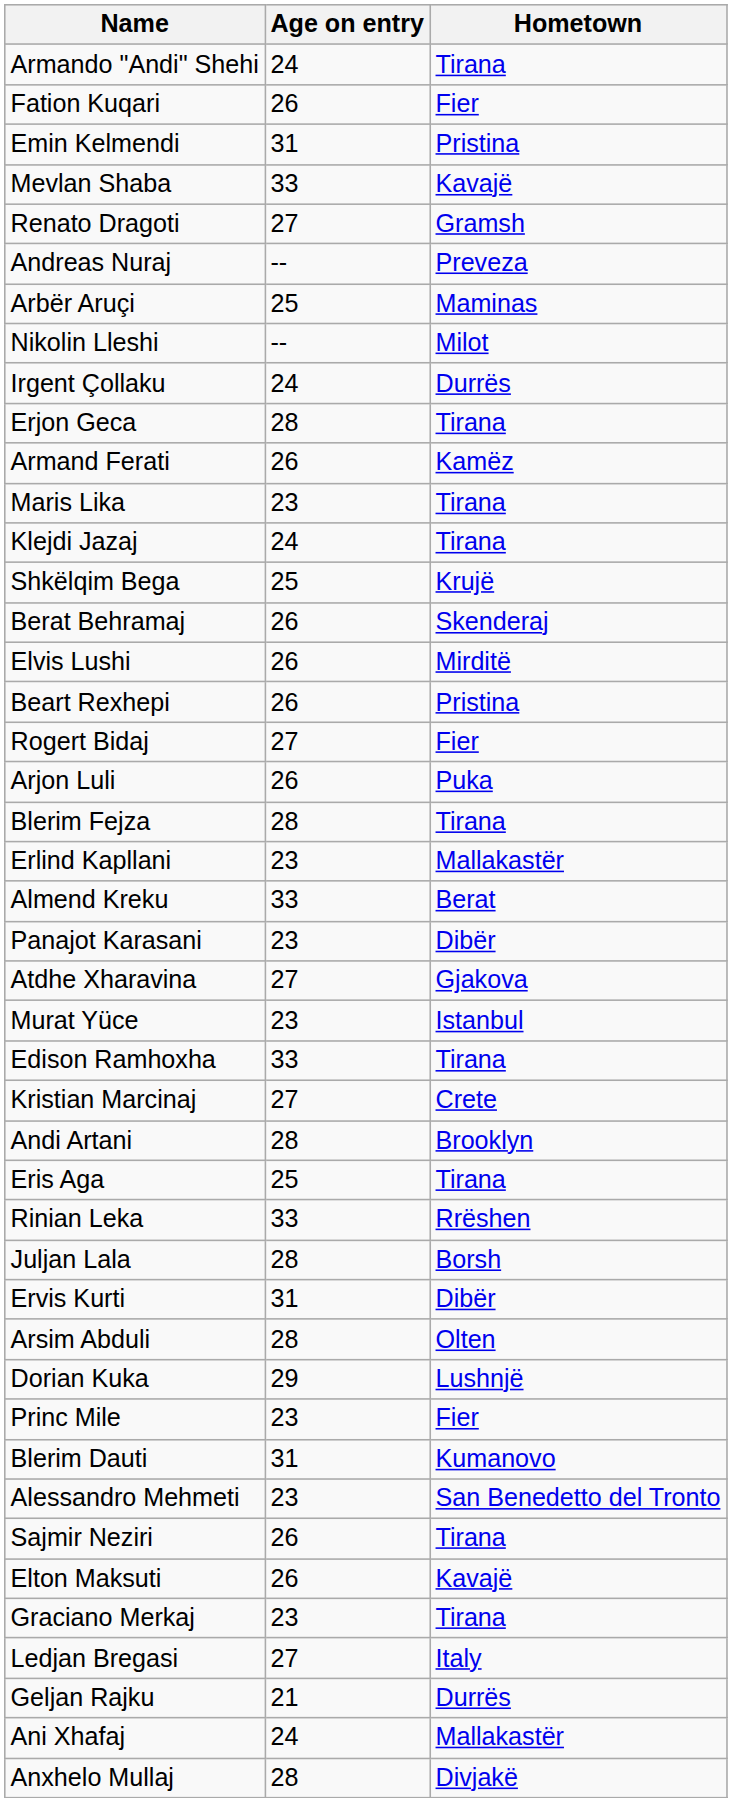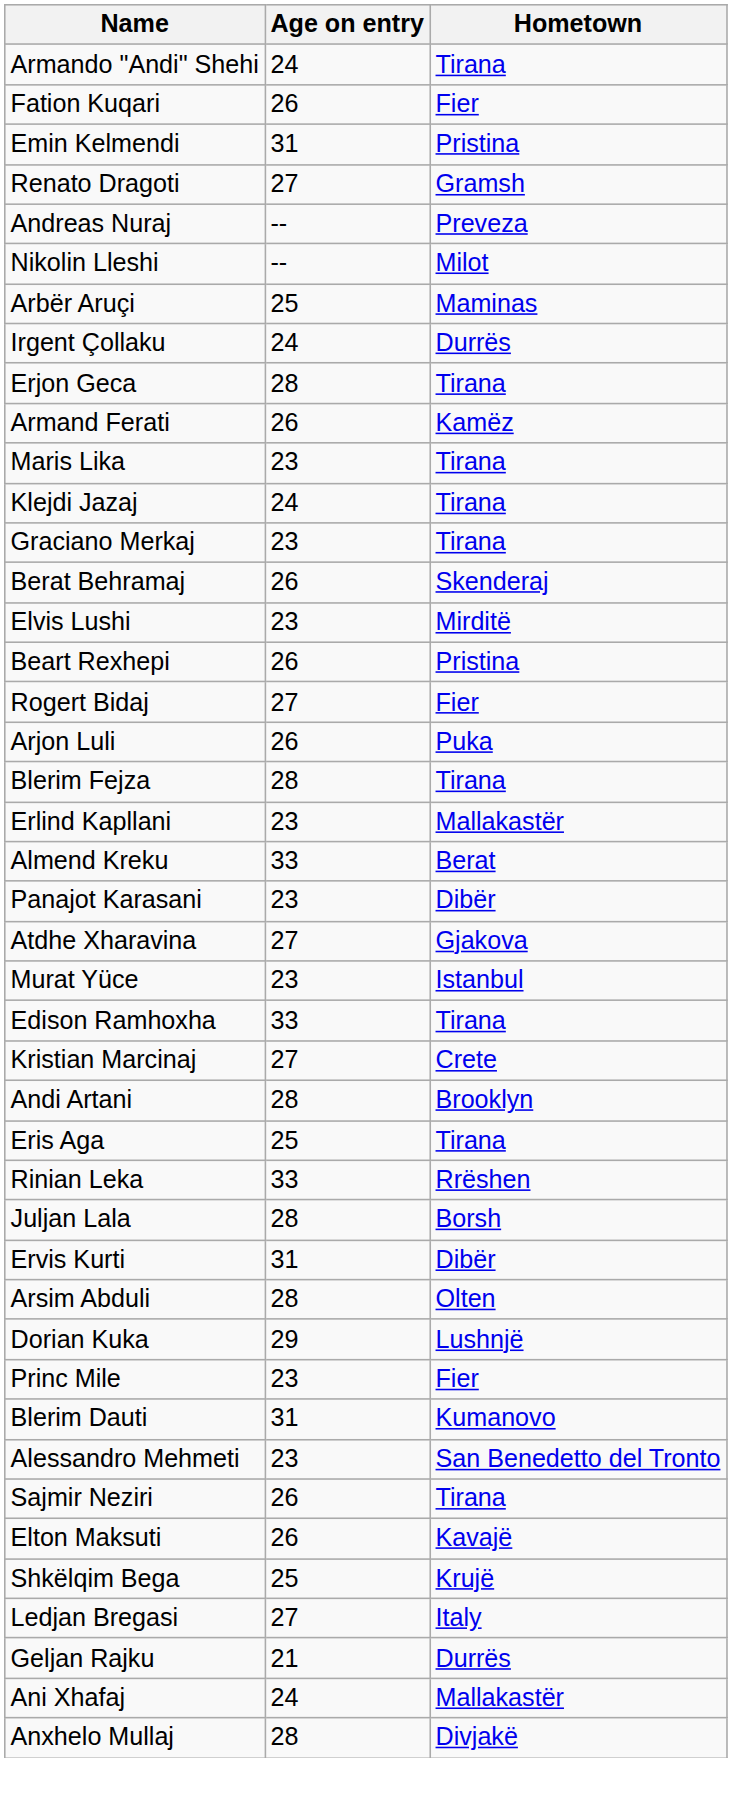- row: (91, 183)
rows swapped: (85, 343) <-> (73, 303)
rows swapped: (103, 1617) <-> (95, 582)
(284, 661) 26 -> (284, 622) 23
